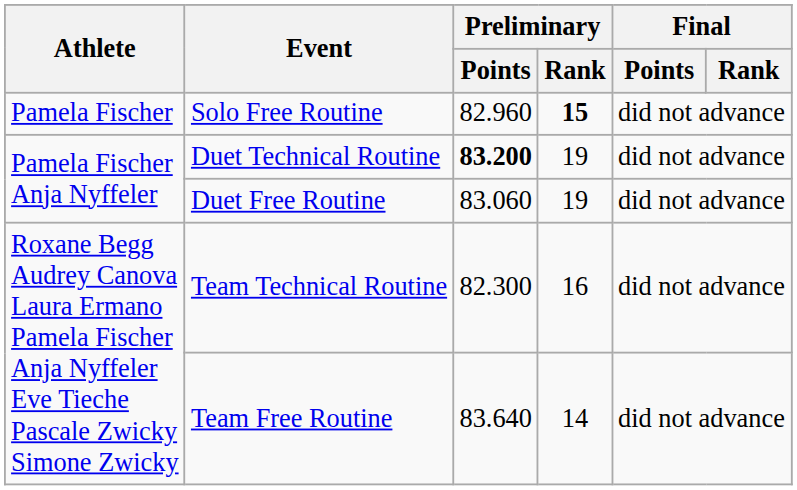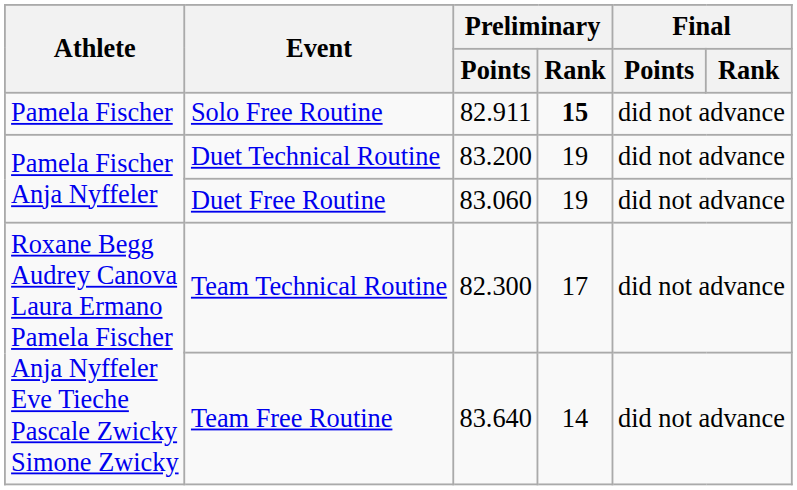(496, 113) 82.960 -> (496, 113) 82.911
(496, 157) bold -> (496, 157) normal
(575, 287) 16 -> (575, 287) 17
